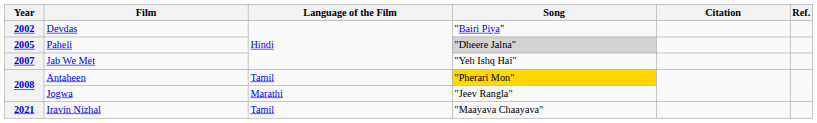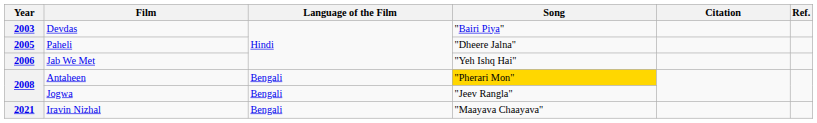(24, 28) 2002 -> (24, 28) 2003
(485, 45) lightgrey background -> (485, 45) no background
(24, 61) 2007 -> (24, 61) 2006
(262, 77) Tamil -> (266, 77) Bengali
(267, 93) Marathi -> (266, 93) Bengali
(262, 110) Tamil -> (266, 110) Bengali
